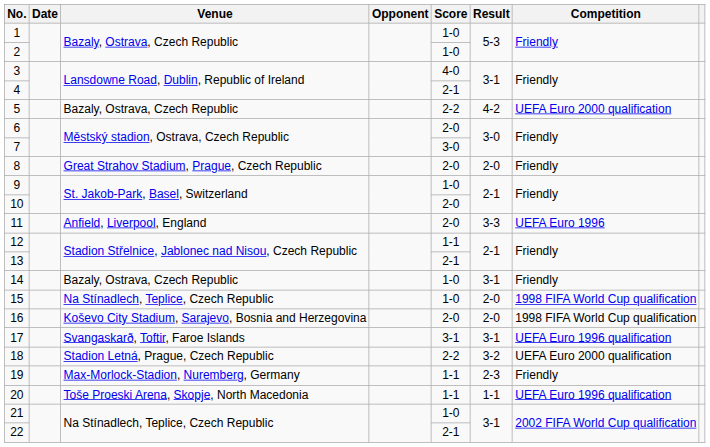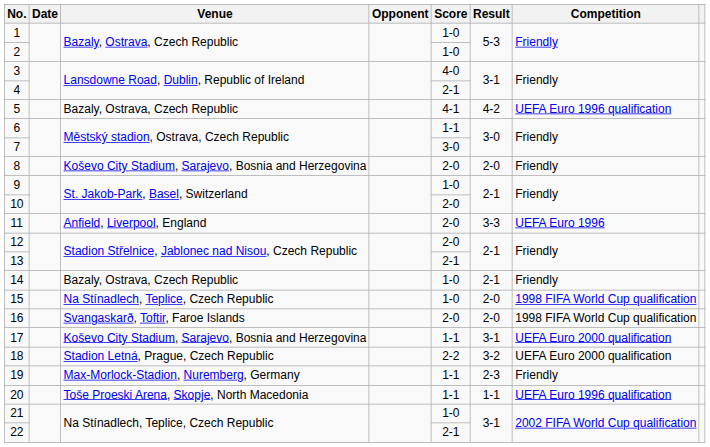(451, 109) 2-2 -> (451, 109) 4-1
(593, 109) UEFA Euro 2000 qualification -> (593, 109) UEFA Euro 1996 qualification
(451, 128) 2-0 -> (451, 128) 1-1
(193, 166) Great Strahov Stadium, Prague, Czech Republic -> (215, 166) Koševo City Stadium, Sarajevo, Bosnia and Herzegovina
(451, 242) 1-1 -> (451, 242) 2-0
(491, 280) 3-1 -> (491, 280) 2-1
(215, 318) Koševo City Stadium, Sarajevo, Bosnia and Herzegovina -> (154, 318) Svangaskarð, Toftir, Faroe Islands
(154, 337) Svangaskarð, Toftir, Faroe Islands -> (215, 337) Koševo City Stadium, Sarajevo, Bosnia and Herzegovina
(451, 337) 3-1 -> (451, 337) 1-1
(593, 337) UEFA Euro 1996 qualification -> (593, 337) UEFA Euro 2000 qualification
